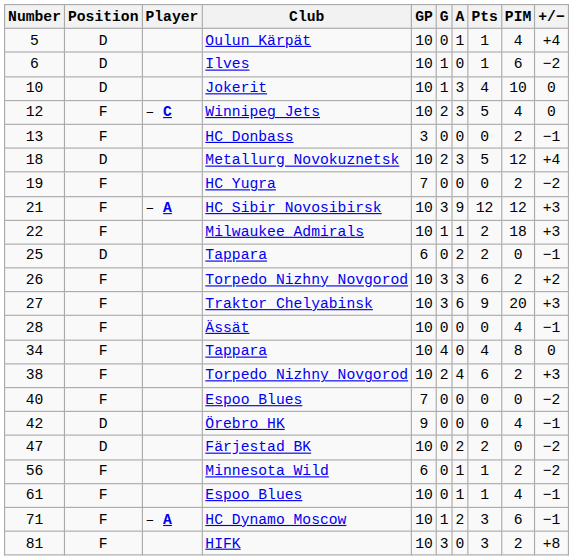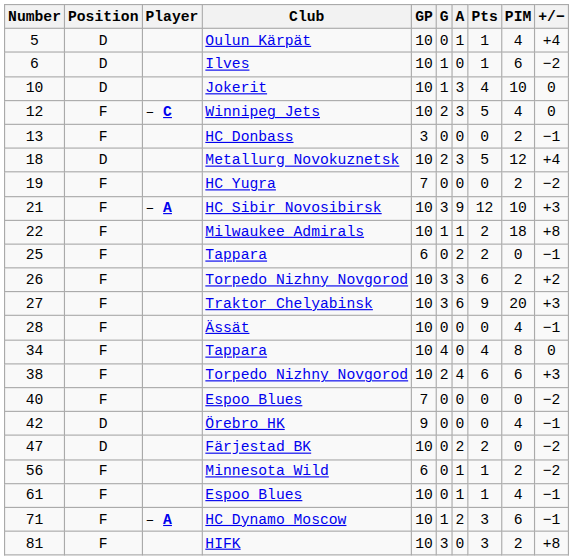(518, 208) 12 -> (518, 208) 10
(551, 232) +3 -> (551, 232) +8
(103, 256) D -> (103, 256) F
(518, 376) 2 -> (518, 376) 6
